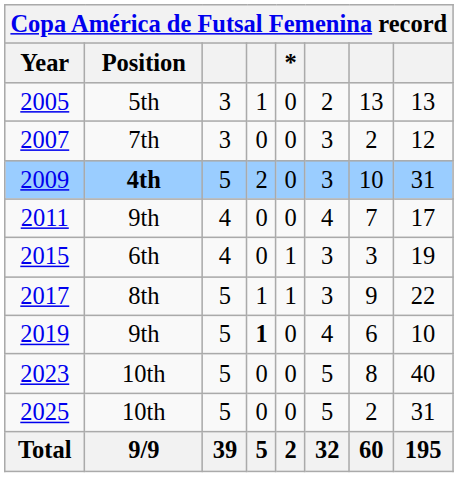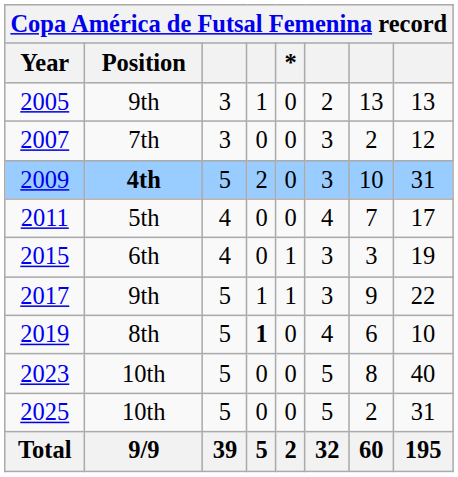(144, 101) 5th -> (144, 101) 9th
(144, 218) 9th -> (144, 218) 5th
(144, 295) 8th -> (144, 295) 9th
(144, 334) 9th -> (144, 334) 8th
